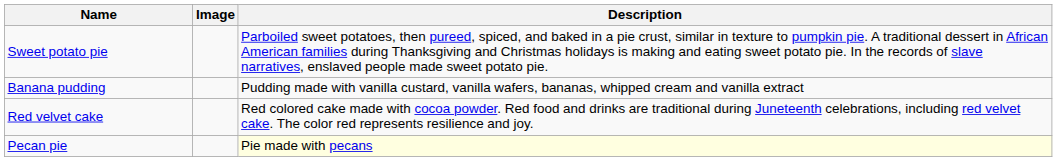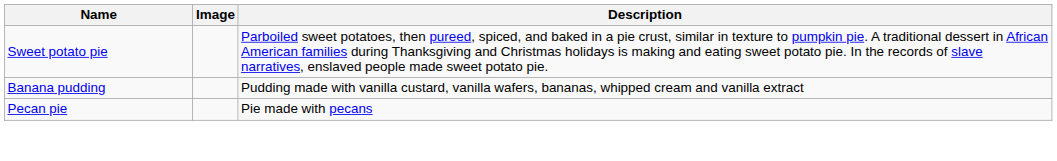- row: (55, 116)
(307, 145) lightyellow background -> (307, 109) no background
